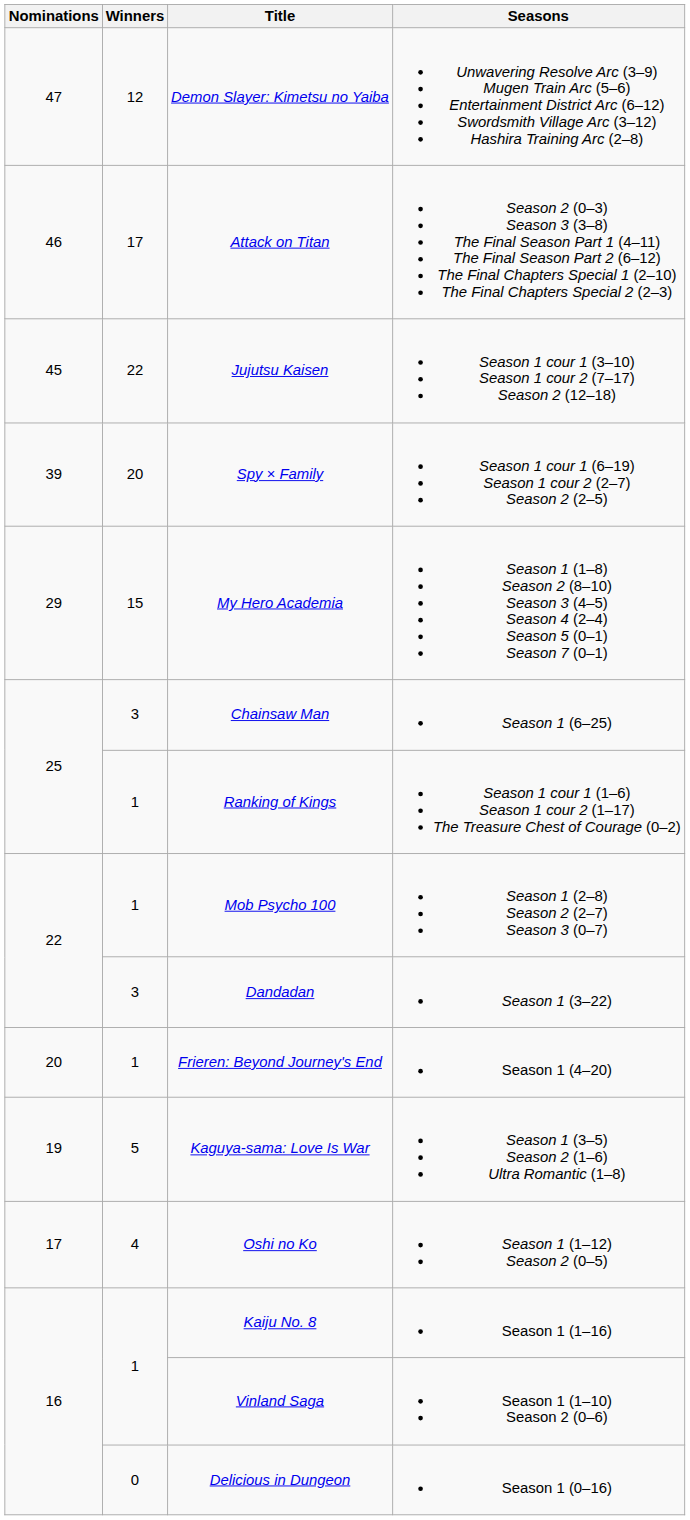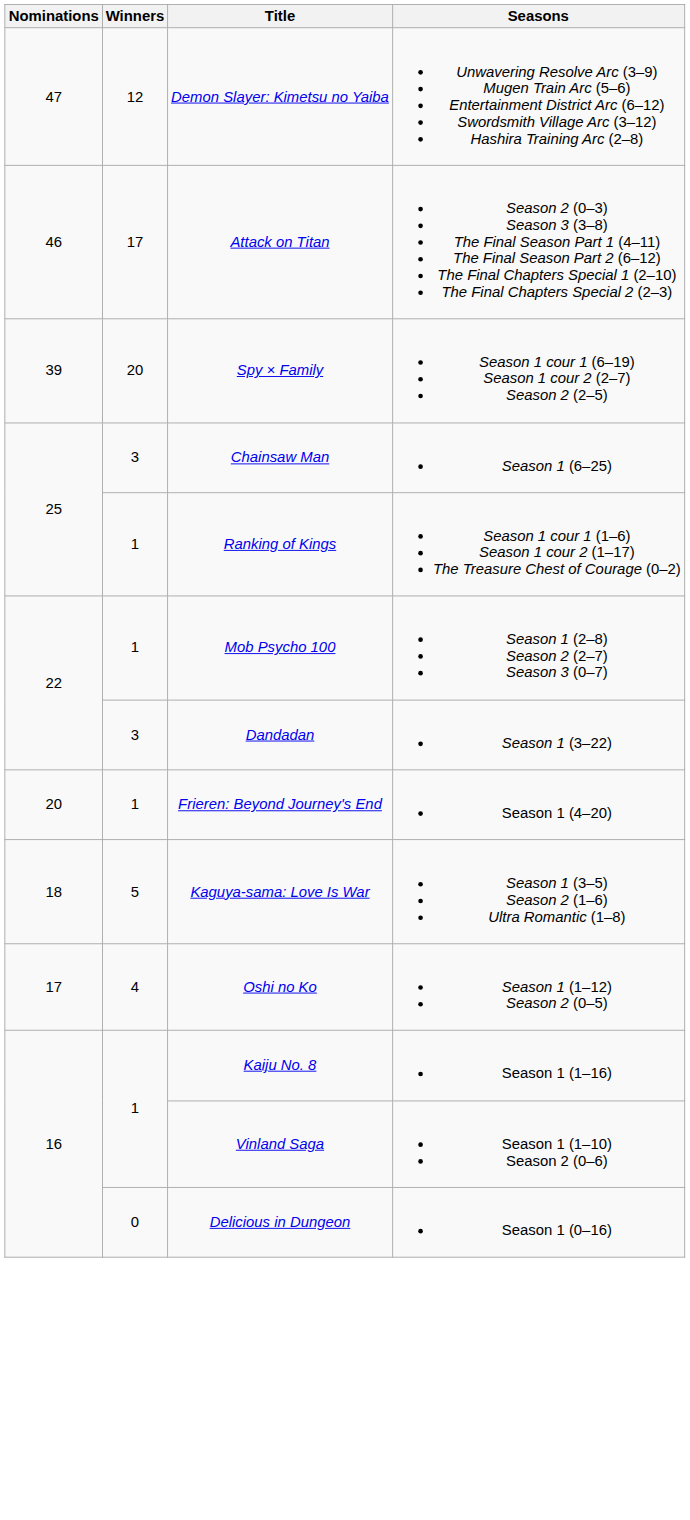- row: (280, 370)
- row: (280, 603)
(54, 1149) 19 -> (54, 891) 18
